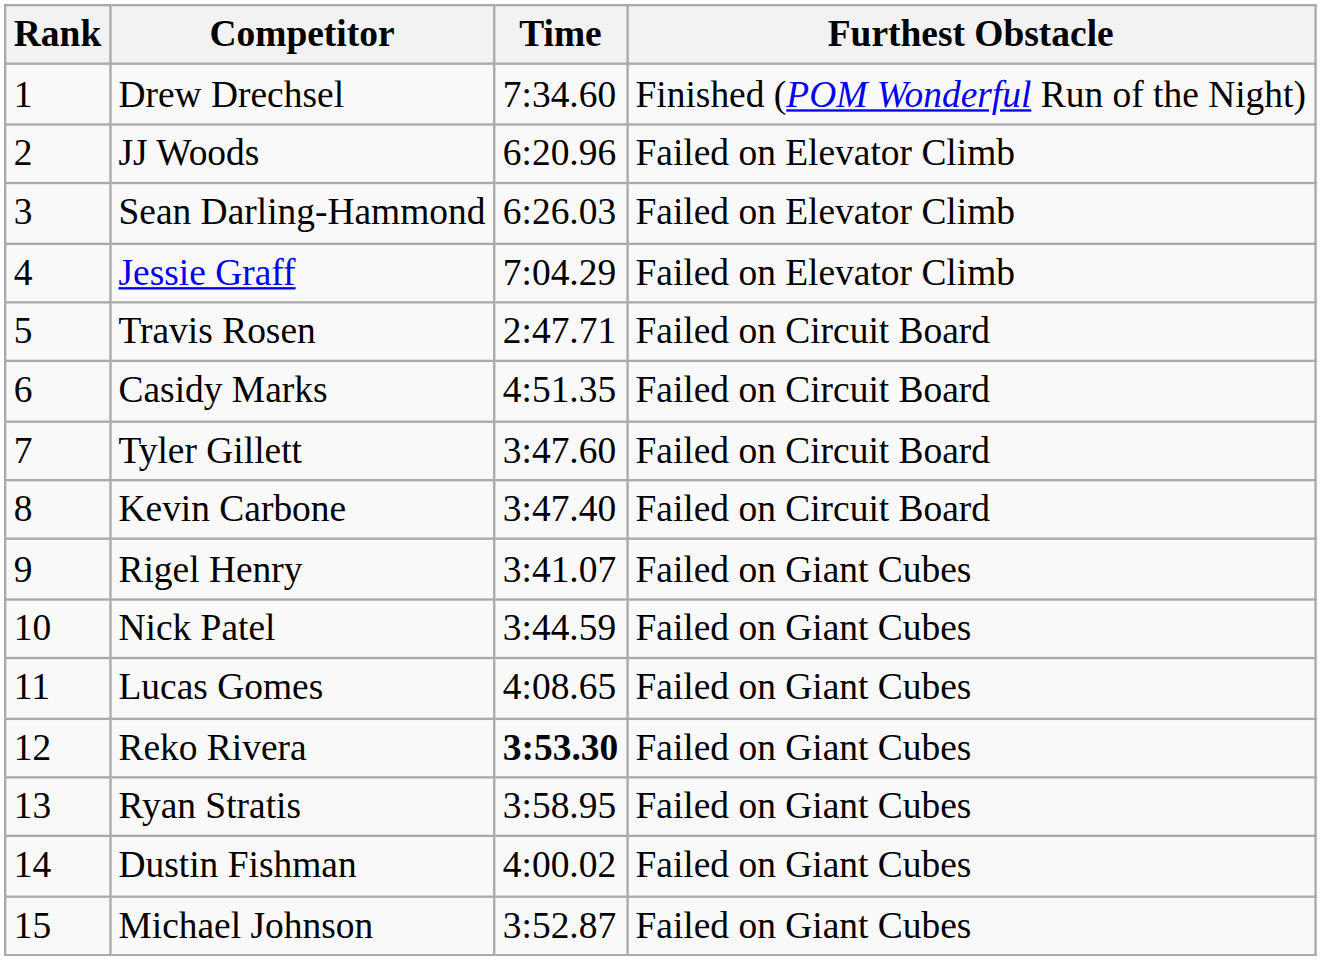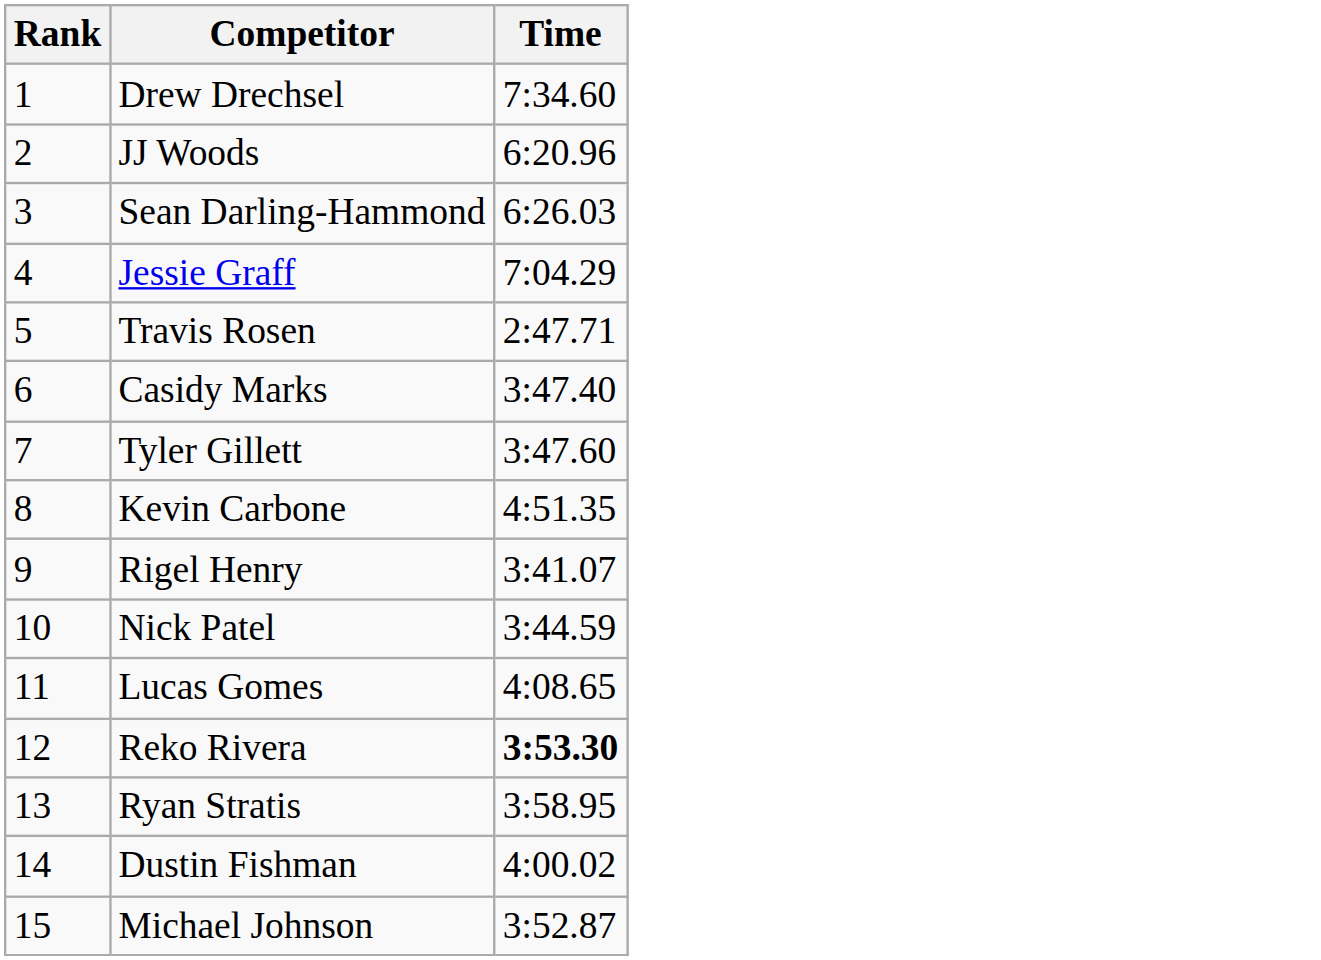- column: (971, 34)
(559, 390) 4:51.35 -> (559, 390) 3:47.40
(559, 509) 3:47.40 -> (559, 509) 4:51.35
